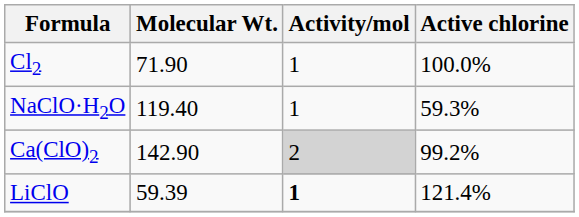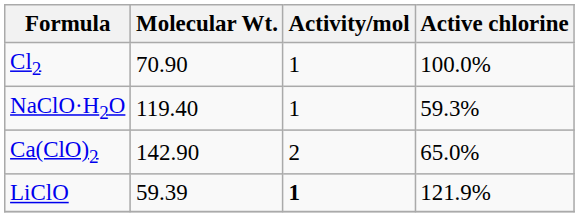(162, 64) 71.90 -> (162, 64) 70.90
(294, 152) lightgrey background -> (294, 152) no background
(450, 152) 99.2% -> (450, 152) 65.0%
(456, 193) 121.4% -> (456, 193) 121.9%
